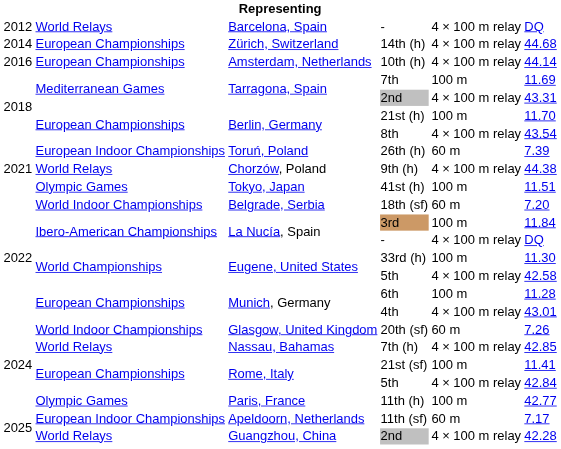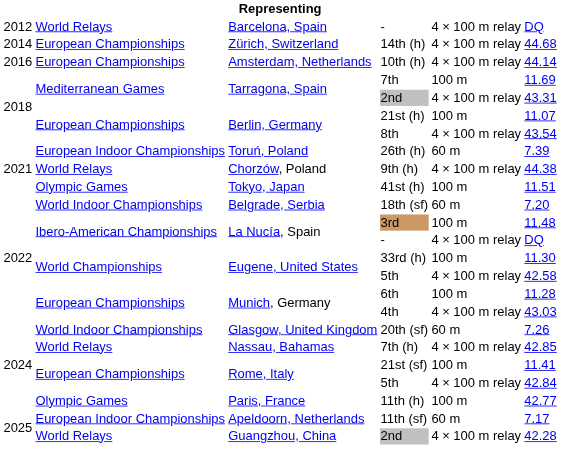(540, 115) 11.70 -> (540, 115) 11.07
(540, 222) 11.84 -> (540, 222) 11.48
(541, 311) 43.01 -> (541, 311) 43.03
